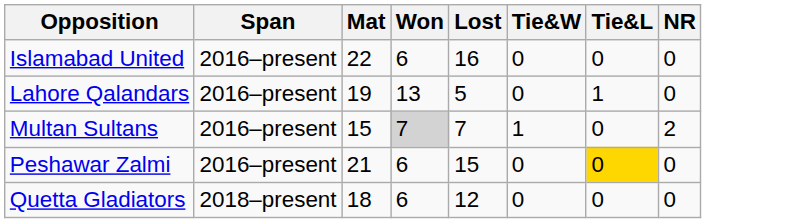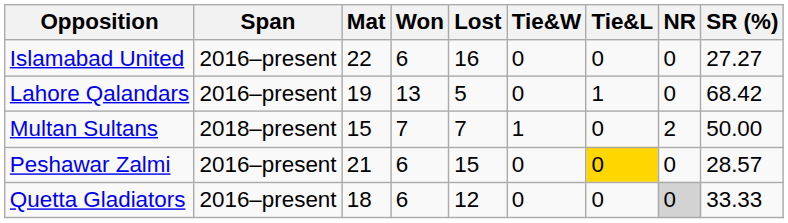+ column: (742, 22)
(268, 128) 2016–present -> (268, 128) 2018–present
(402, 128) lightgrey background -> (402, 128) no background
(268, 199) 2018–present -> (268, 199) 2016–present
(670, 199) no background -> (670, 199) lightgrey background
